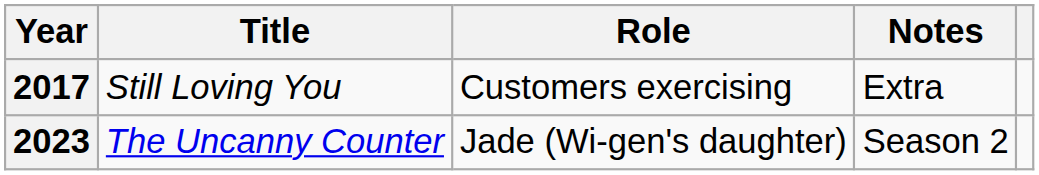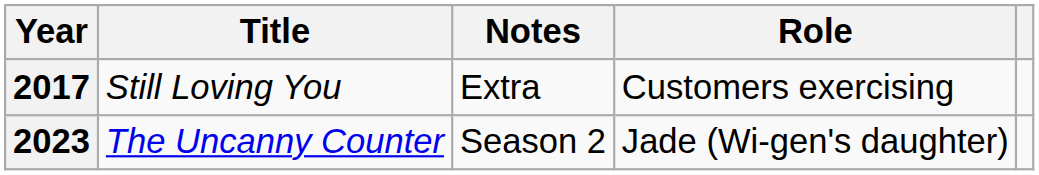columns swapped: (653, 31) <-> (936, 31)
